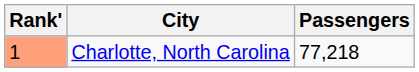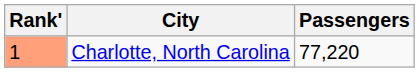(329, 52) 77,218 -> (329, 52) 77,220
